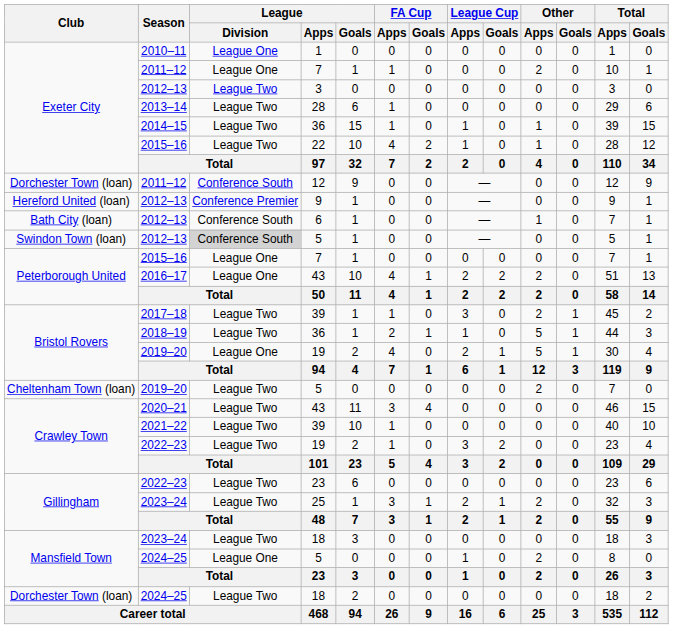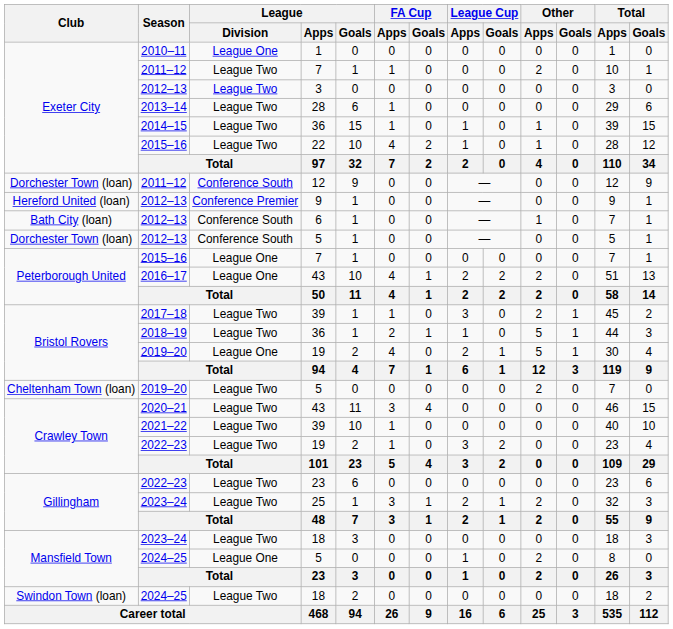(245, 70) League One -> (245, 70) League Two
(71, 239) Swindon Town (loan) -> (71, 239) Dorchester Town (loan)
(245, 239) lightgrey background -> (245, 239) no background
(71, 595) Dorchester Town (loan) -> (71, 595) Swindon Town (loan)
